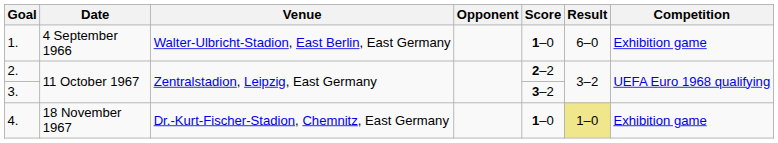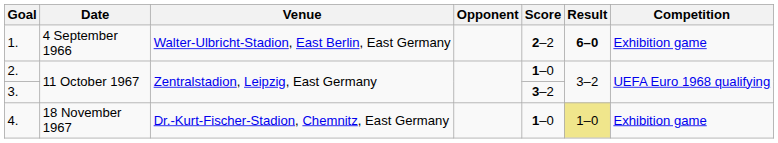(543, 43) 1–0 -> (543, 43) 2–2
(587, 43) normal -> (587, 43) bold
(543, 71) 2–2 -> (543, 71) 1–0
